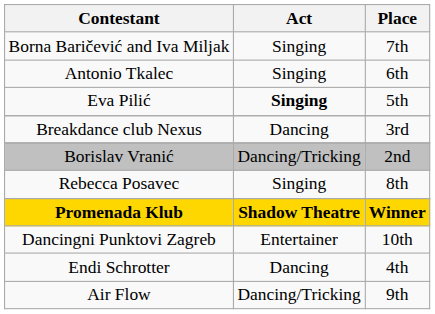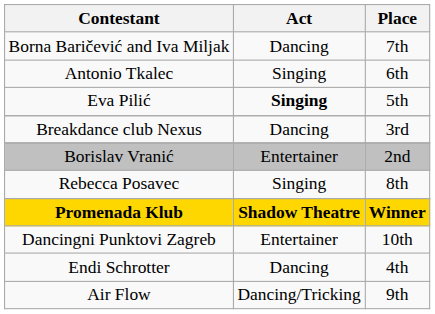(299, 45) Singing -> (299, 45) Dancing
(299, 156) Dancing/Tricking -> (299, 156) Entertainer
